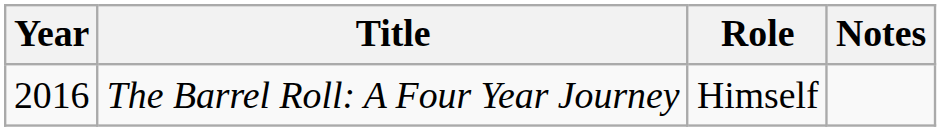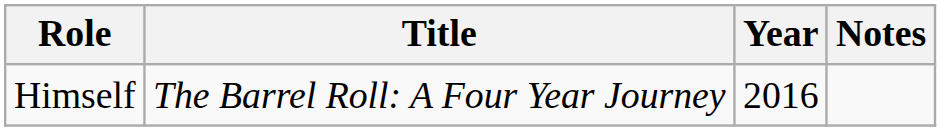columns swapped: (52, 34) <-> (758, 34)
